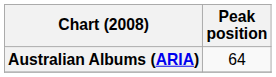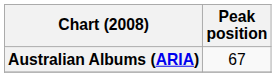(237, 59) 64 -> (237, 59) 67
